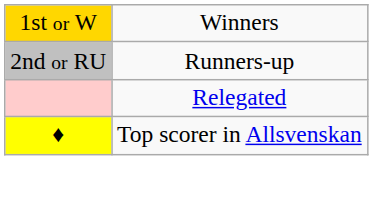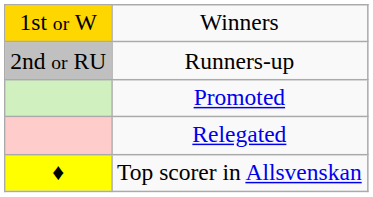+ row: (239, 97)
